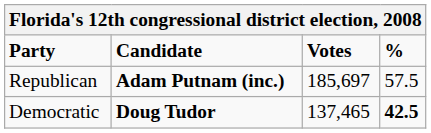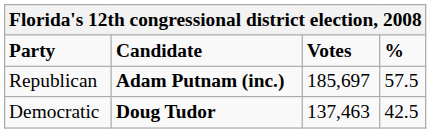(338, 111) 137,465 -> (338, 111) 137,463
(401, 111) bold -> (401, 111) normal
